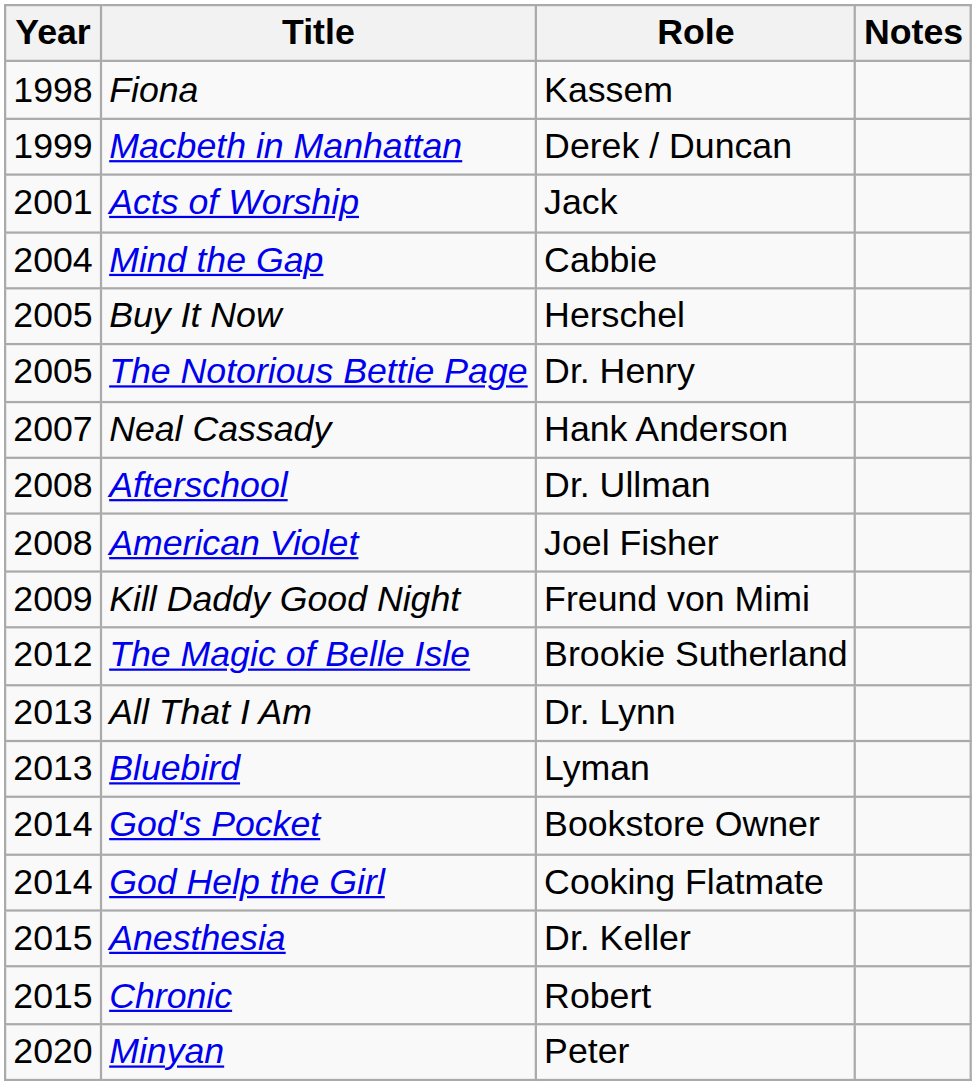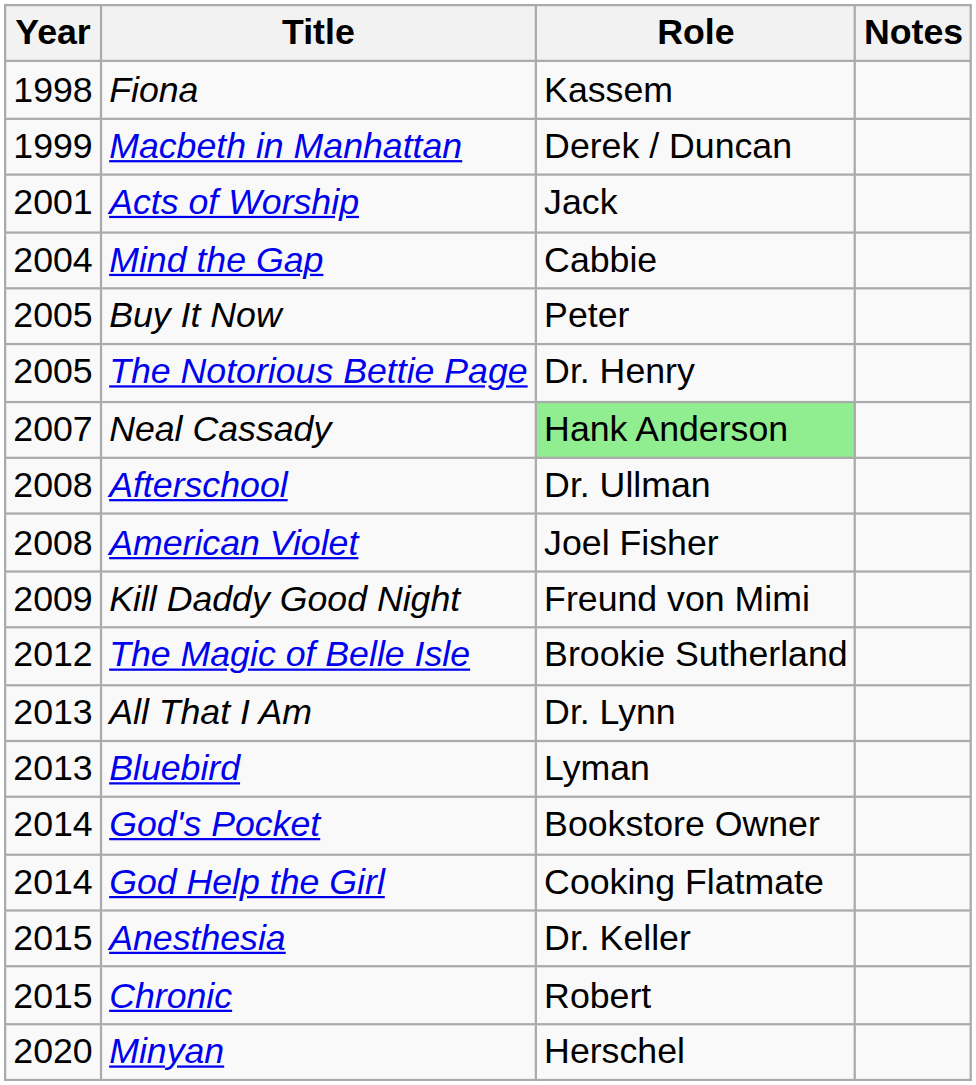(615, 315) Herschel -> (587, 315) Peter
(666, 428) no background -> (666, 428) lightgreen background
(587, 1051) Peter -> (615, 1051) Herschel
